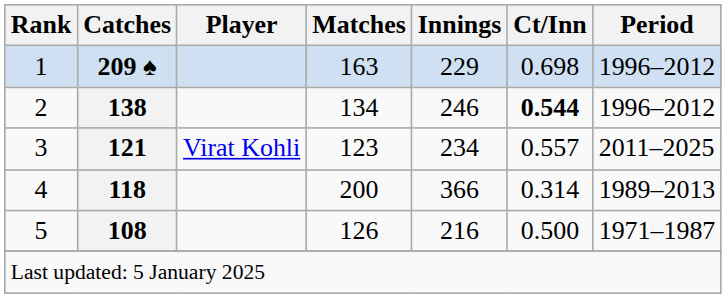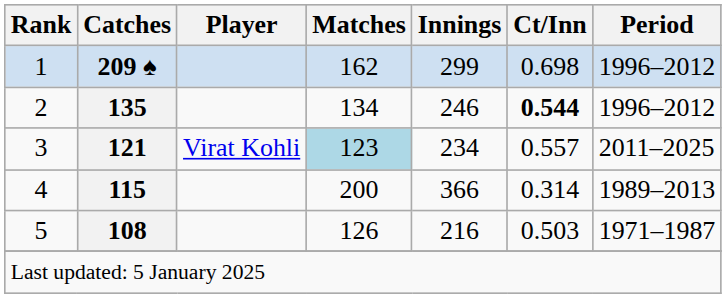(359, 66) 163 -> (359, 66) 162
(460, 66) 229 -> (460, 66) 299
(127, 107) 138 -> (127, 107) 135
(359, 148) no background -> (359, 148) lightblue background
(127, 189) 118 -> (127, 189) 115
(550, 230) 0.500 -> (550, 230) 0.503
